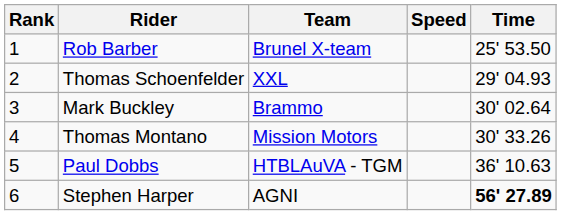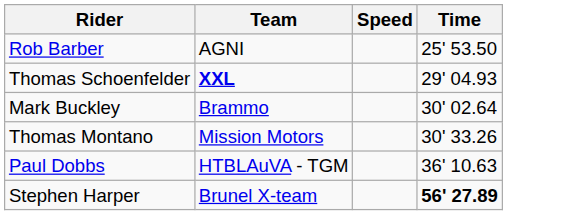- column: (32, 19)
(312, 49) Brunel X-team -> (221, 49) AGNI
(270, 78) normal -> (217, 78) bold
(275, 196) AGNI -> (258, 196) Brunel X-team
